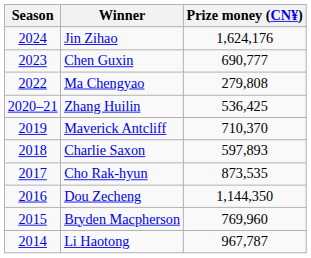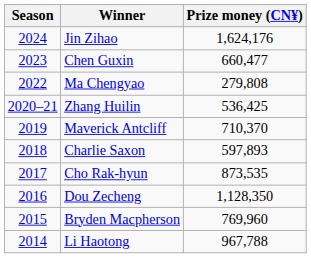(245, 60) 690,777 -> (245, 60) 660,477
(245, 196) 1,144,350 -> (245, 196) 1,128,350
(245, 241) 967,787 -> (245, 241) 967,788
